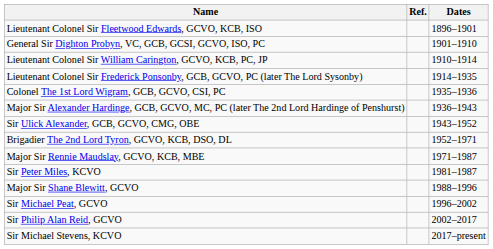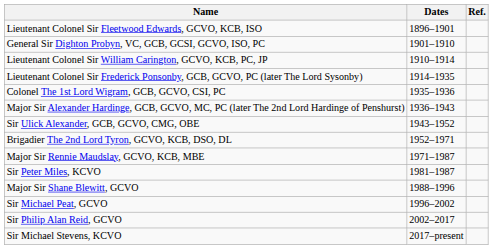columns swapped: (459, 12) <-> (418, 12)
